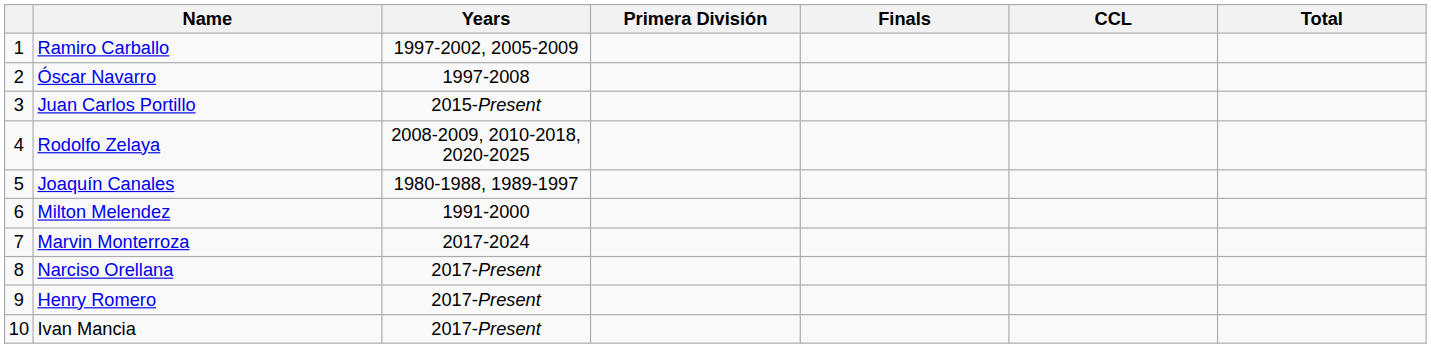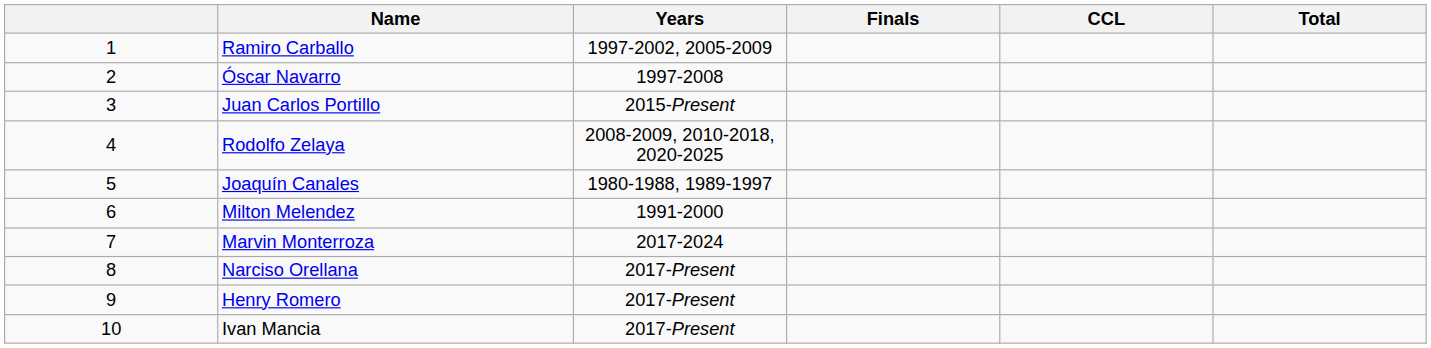- column: (695, 18)
